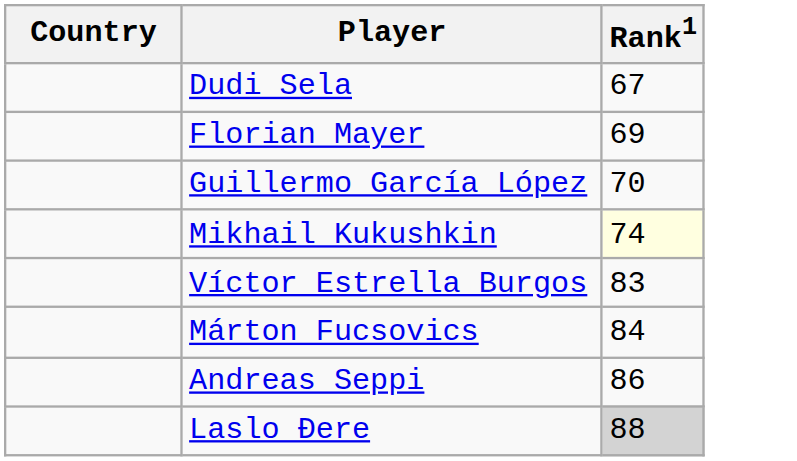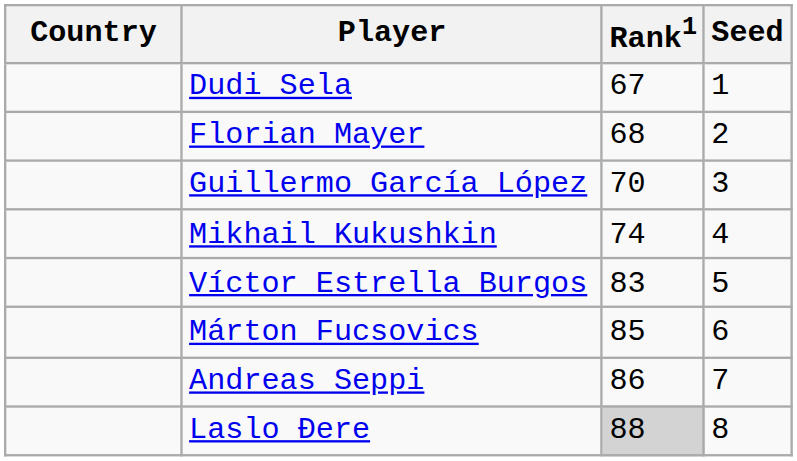+ column: (748, 34)
(628, 136) 69 -> (628, 136) 68
(628, 234) lightyellow background -> (628, 234) no background
(628, 332) 84 -> (628, 332) 85
